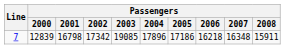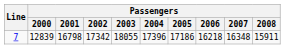(126, 37) 19085 -> (126, 37) 18055
(154, 37) 17896 -> (154, 37) 17396
